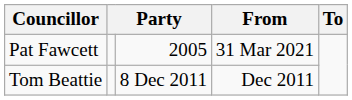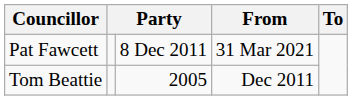(188, 49) 2005 -> (163, 49) 8 Dec 2011
(163, 79) 8 Dec 2011 -> (188, 79) 2005
